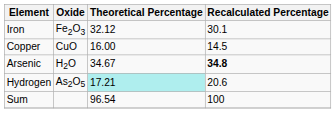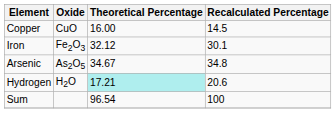rows swapped: (23, 47) <-> (16, 29)
(66, 64) H2O -> (71, 64) As2O5
(217, 64) bold -> (217, 64) normal
(71, 82) As2O5 -> (66, 82) H2O
